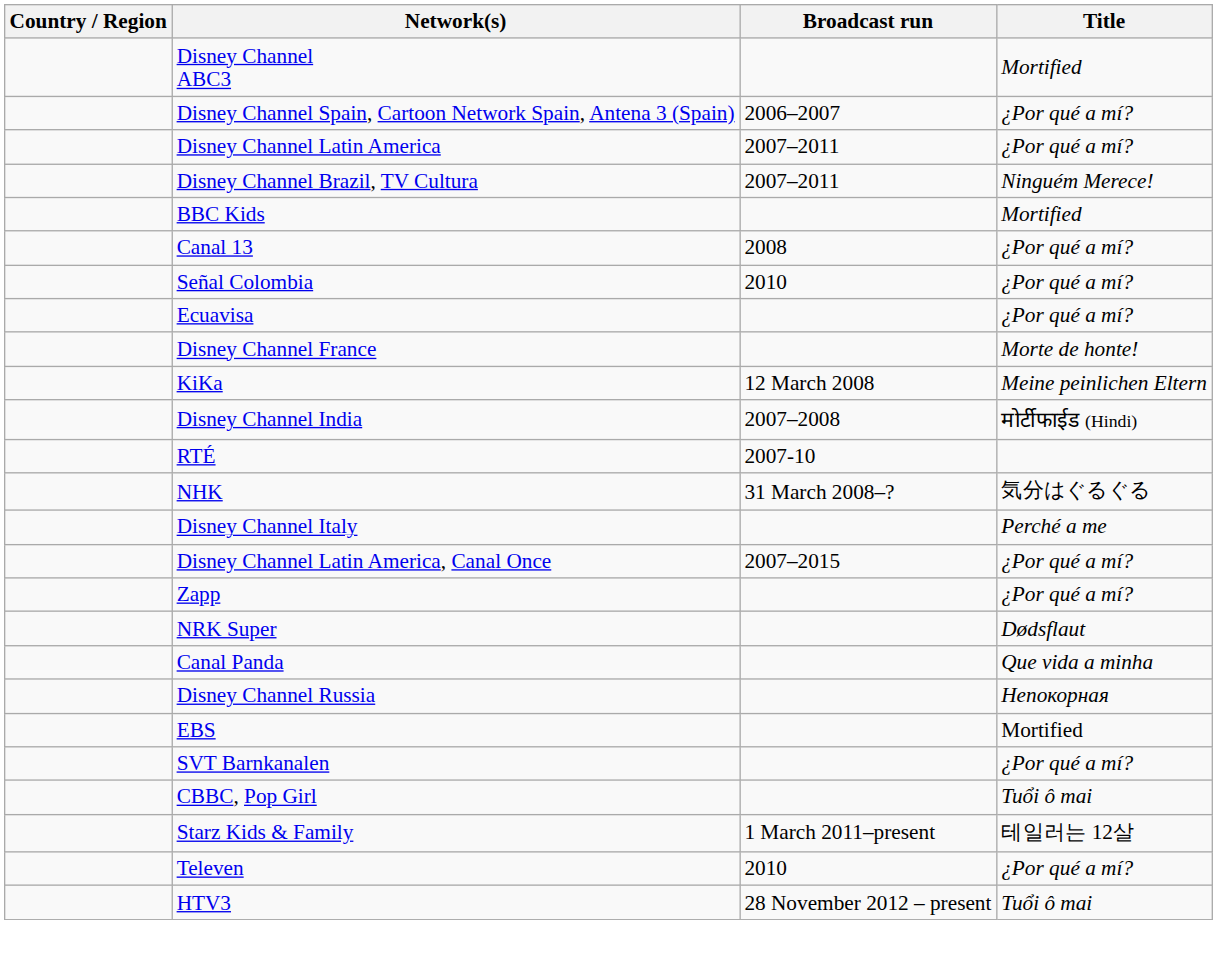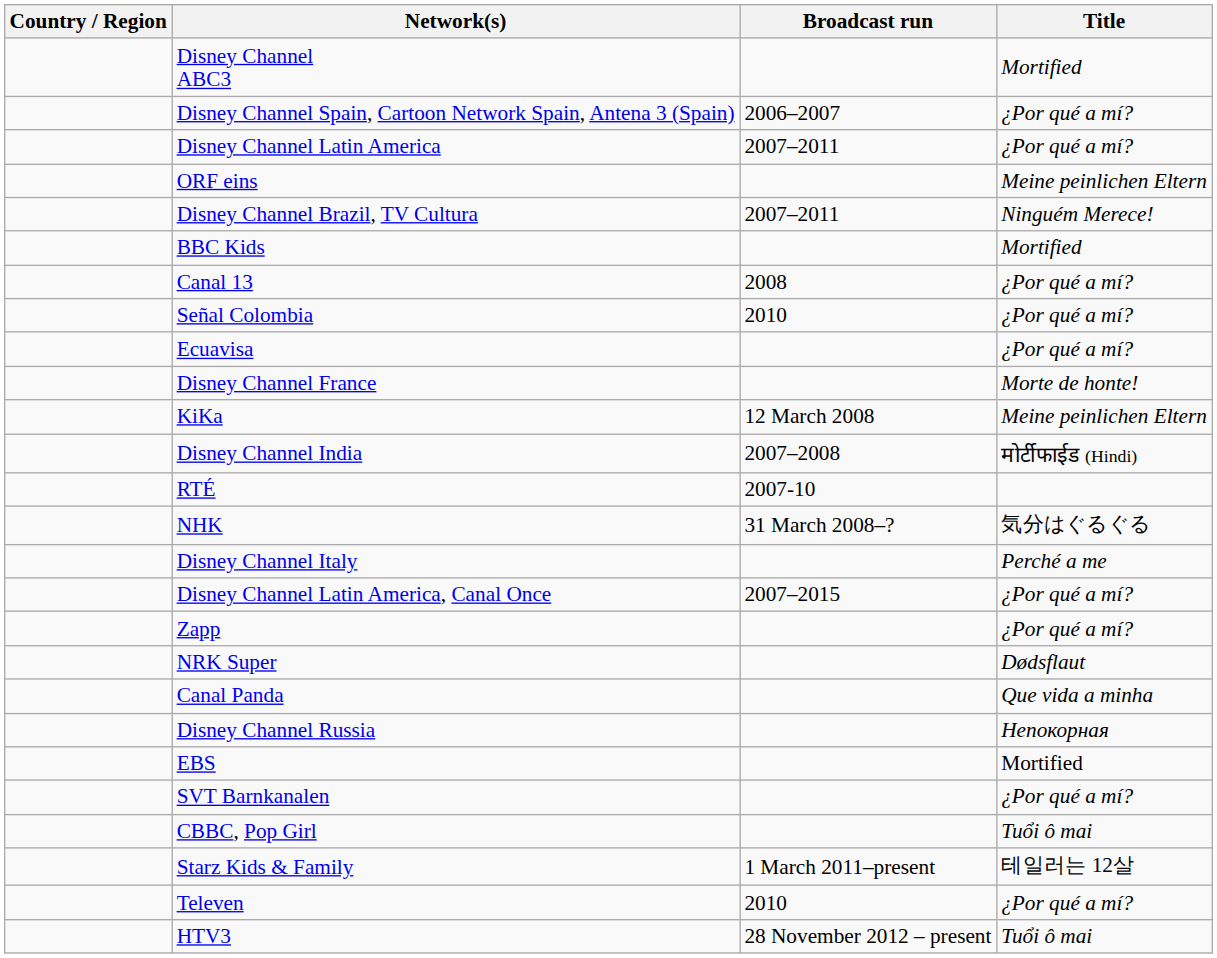+ row: (217, 180)
